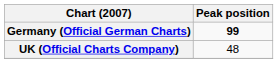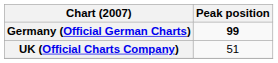(233, 49) 48 -> (233, 49) 51
